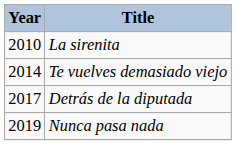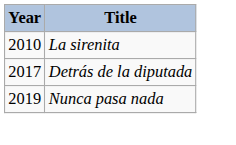- row: (138, 72)
